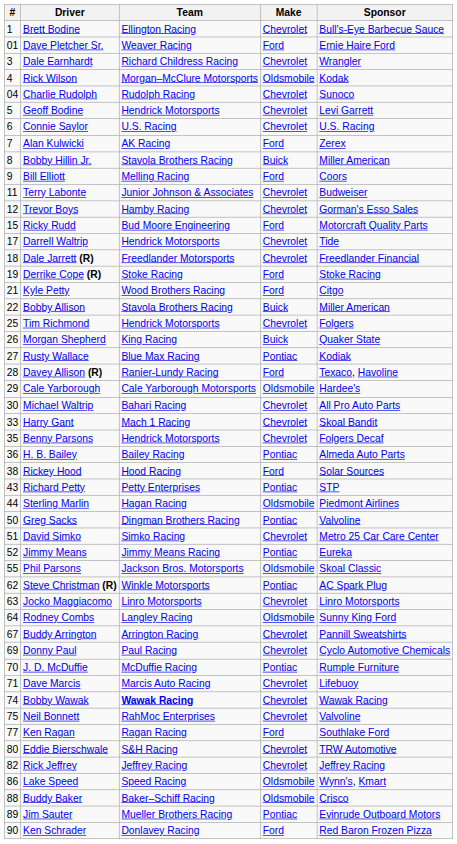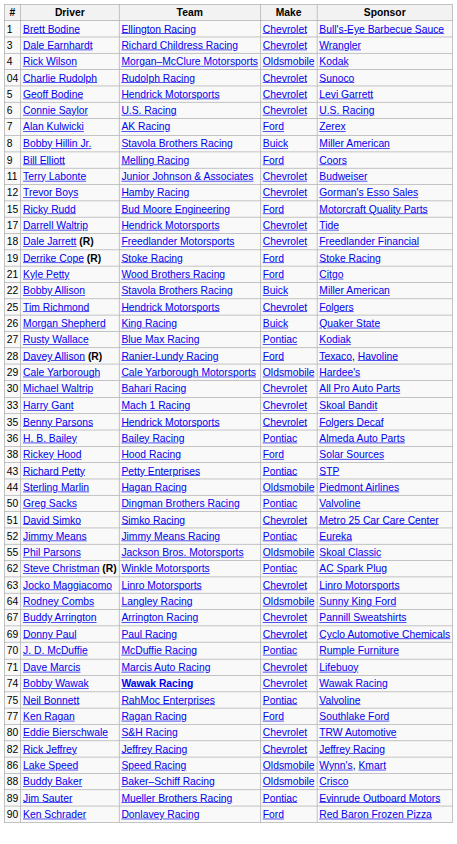- row: (63, 45)
(285, 716) Chevrolet -> (280, 700) Pontiac
